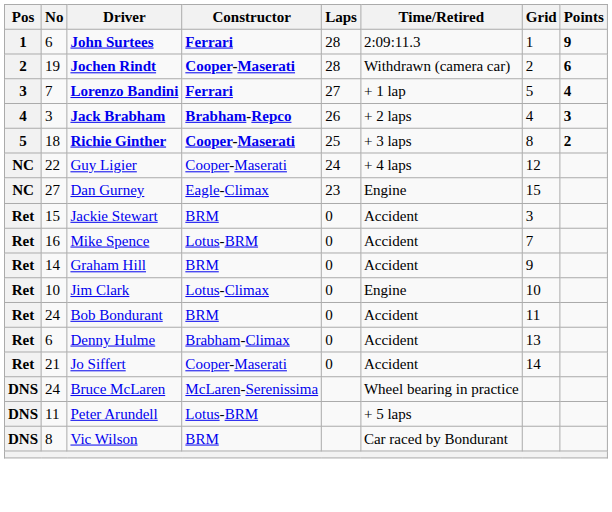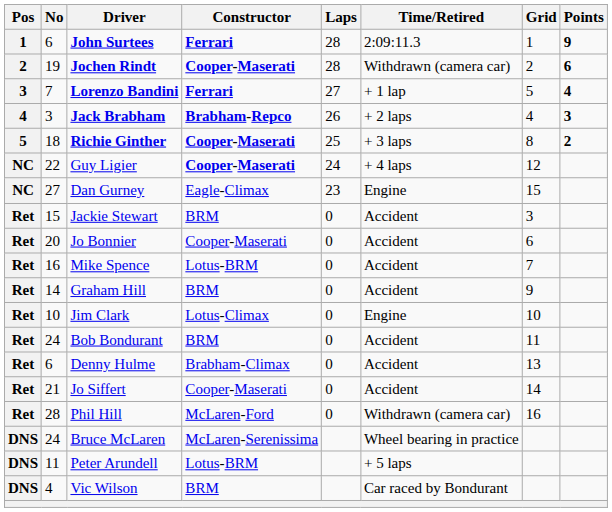(236, 165) normal -> (240, 165) bold
+ row: (103, 240)
+ row: (96, 414)
(49, 438) 8 -> (49, 488) 4
